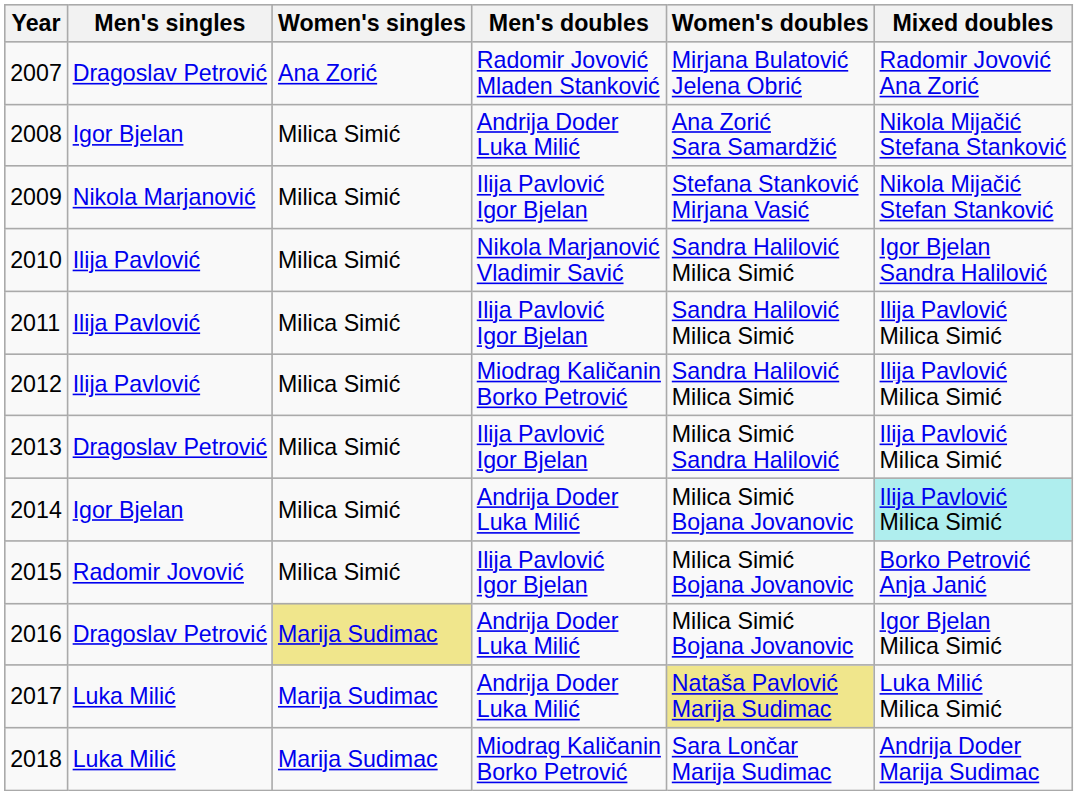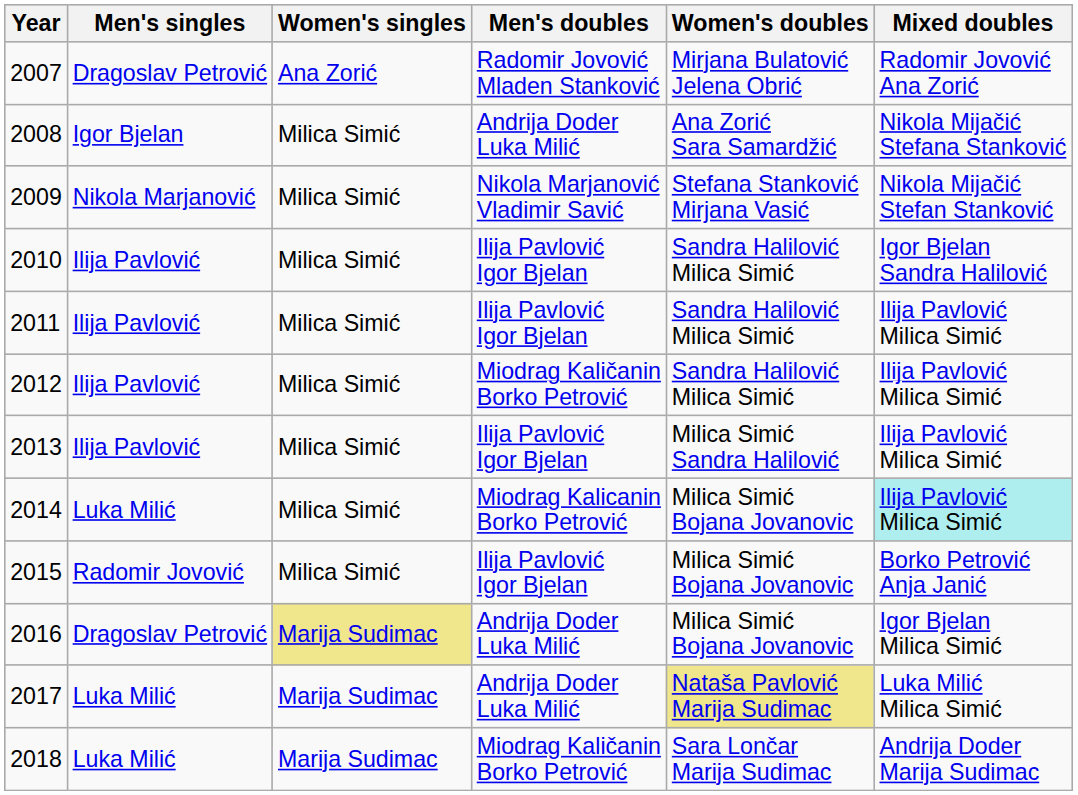(541, 198) Ilija Pavlović Igor Bjelan -> (568, 198) Nikola Marjanović Vladimir Savić
(568, 260) Nikola Marjanović Vladimir Savić -> (541, 260) Ilija Pavlović Igor Bjelan
(170, 447) Dragoslav Petrović -> (136, 447) Ilija Pavlović
(128, 510) Igor Bjelan -> (124, 510) Luka Milić
(548, 510) Andrija Doder Luka Milić -> (569, 510) Miodrag Kalicanin Borko Petrović
